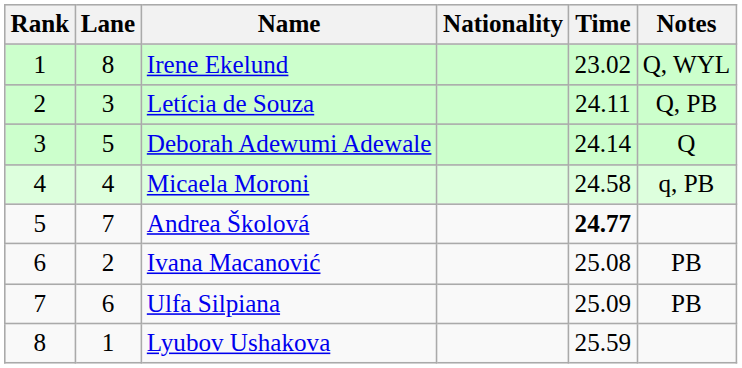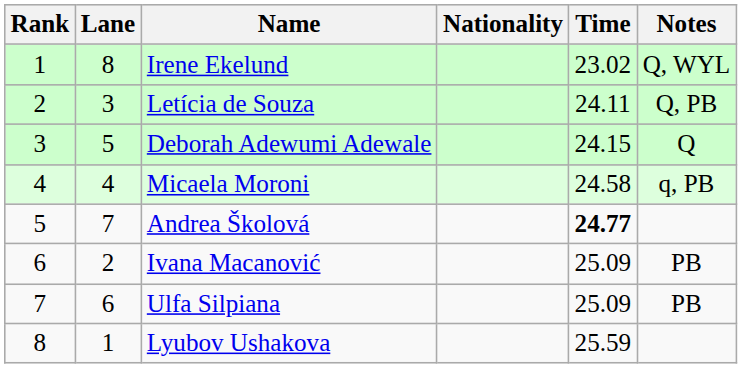(603, 143) 24.14 -> (603, 143) 24.15
(603, 263) 25.08 -> (603, 263) 25.09
